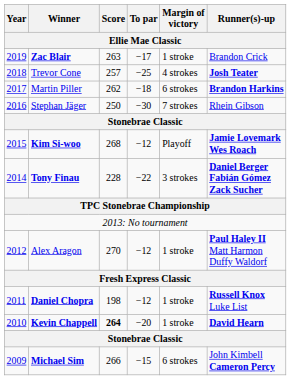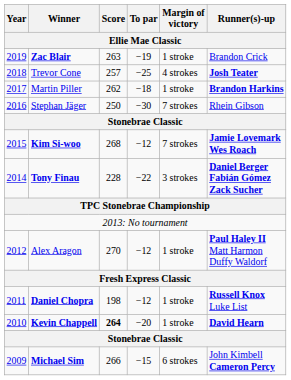(144, 57) −17 -> (144, 57) −19
(180, 89) 6 strokes -> (178, 89) 1 stroke
(177, 144) Playoff -> (180, 144) 7 strokes
